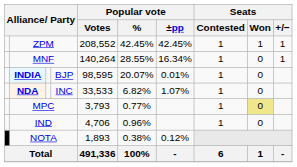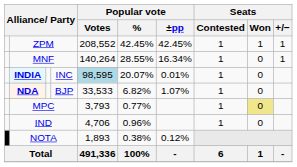(64, 75) BJP -> (64, 75) INC
(97, 75) no background -> (97, 75) lightblue background
(64, 91) INC -> (64, 91) BJP
